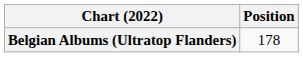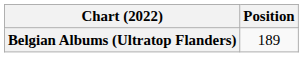(269, 39) 178 -> (269, 39) 189
